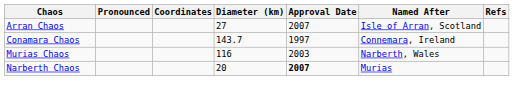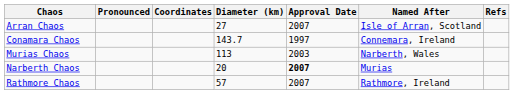(224, 54) 116 -> (224, 54) 113
+ row: (43, 82)
